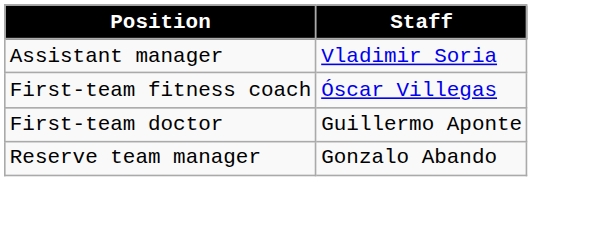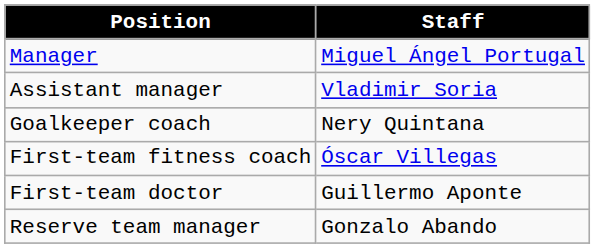+ row: (54, 56)
+ row: (110, 124)
